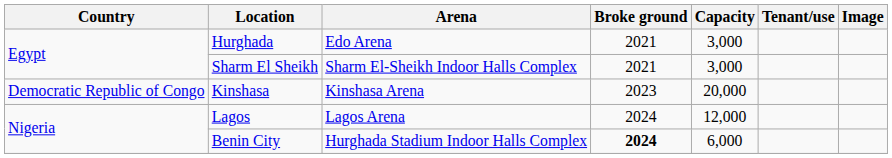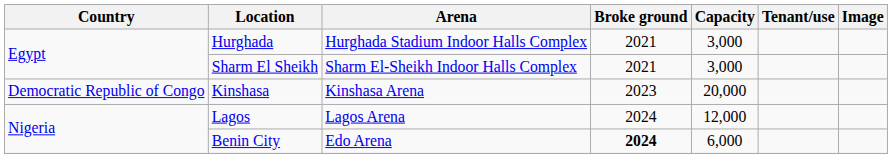(359, 41) Edo Arena -> (456, 41) Hurghada Stadium Indoor Halls Complex
(456, 141) Hurghada Stadium Indoor Halls Complex -> (359, 141) Edo Arena
